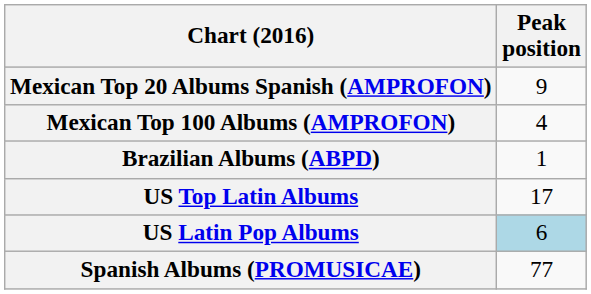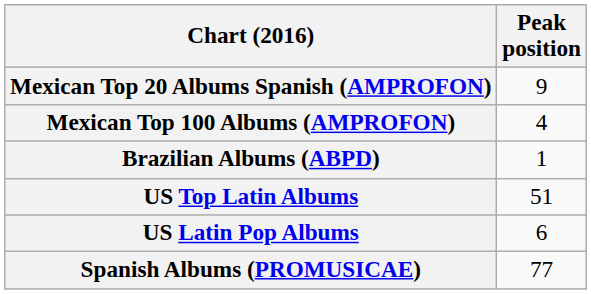(542, 196) 17 -> (542, 196) 51
(542, 232) lightblue background -> (542, 232) no background
